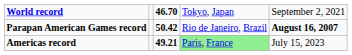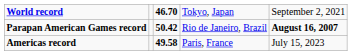(166, 43) 49.21 -> (166, 43) 49.58
(207, 43) lightgreen background -> (207, 43) no background
